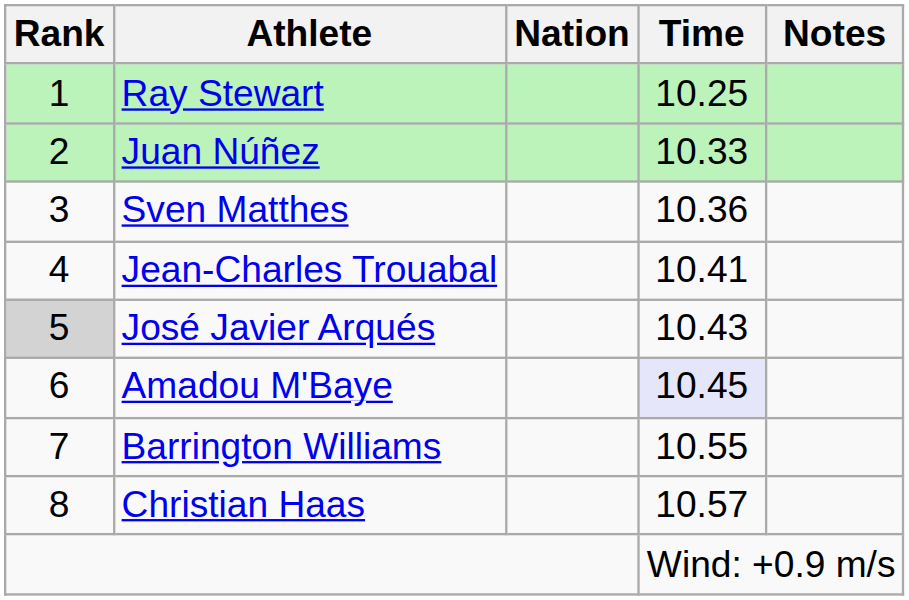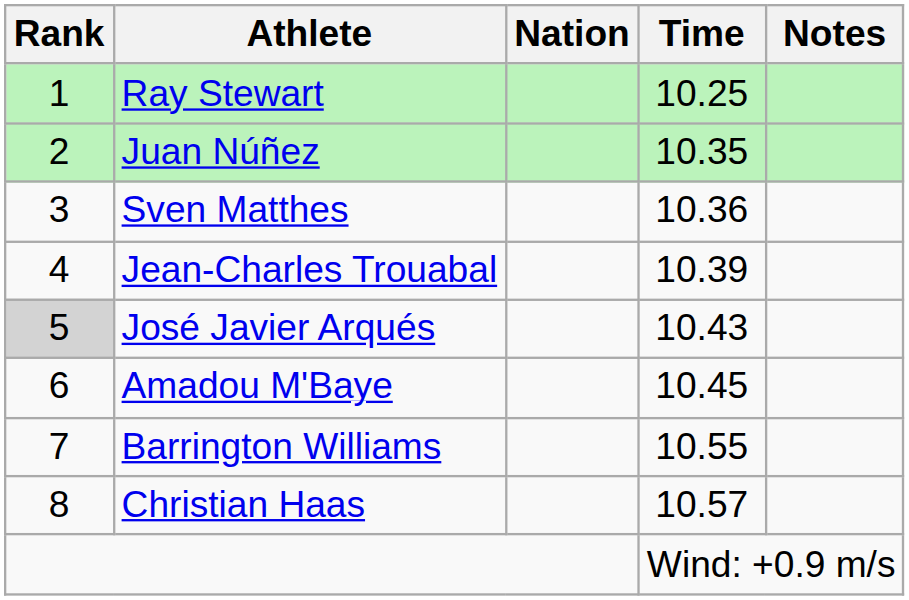(702, 151) 10.33 -> (702, 151) 10.35
(702, 269) 10.41 -> (702, 269) 10.39
(702, 387) lavender background -> (702, 387) no background
